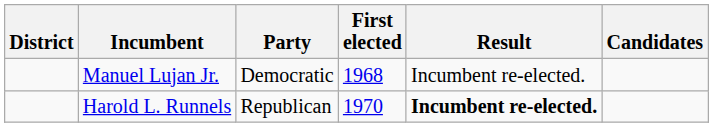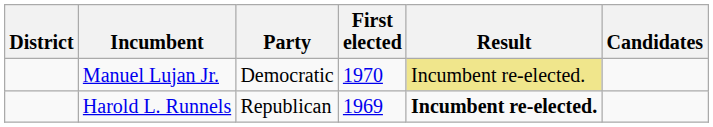(363, 74) 1968 -> (363, 74) 1970
(498, 74) no background -> (498, 74) khaki background
(363, 106) 1970 -> (363, 106) 1969
